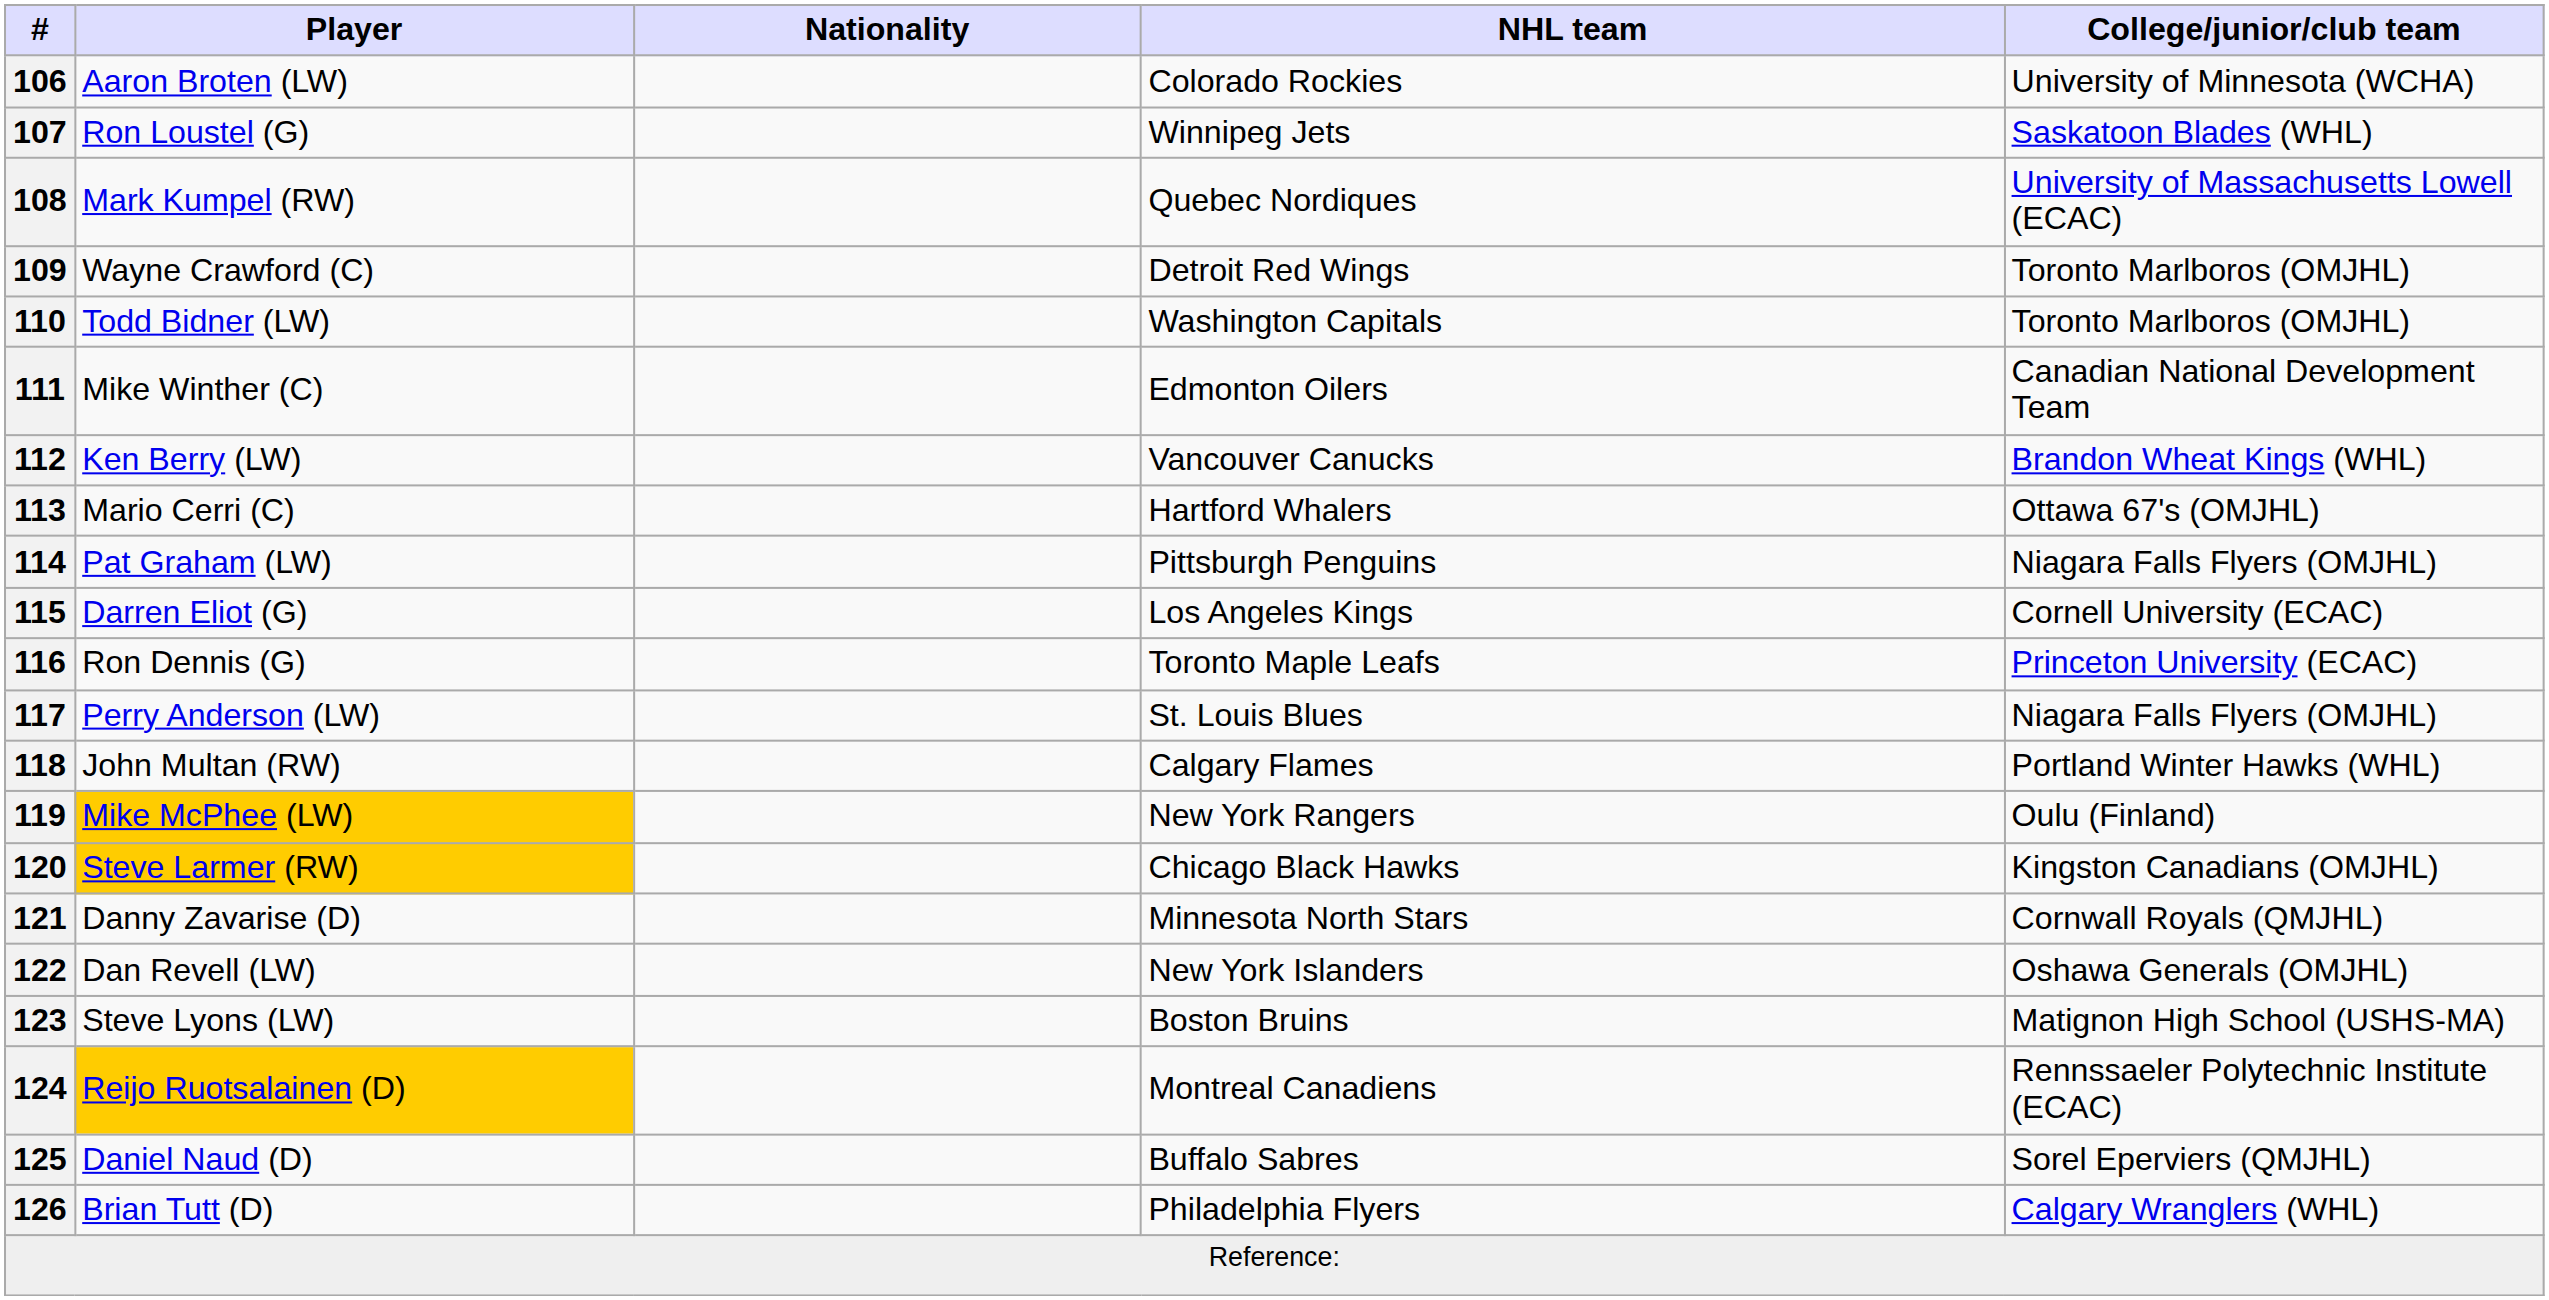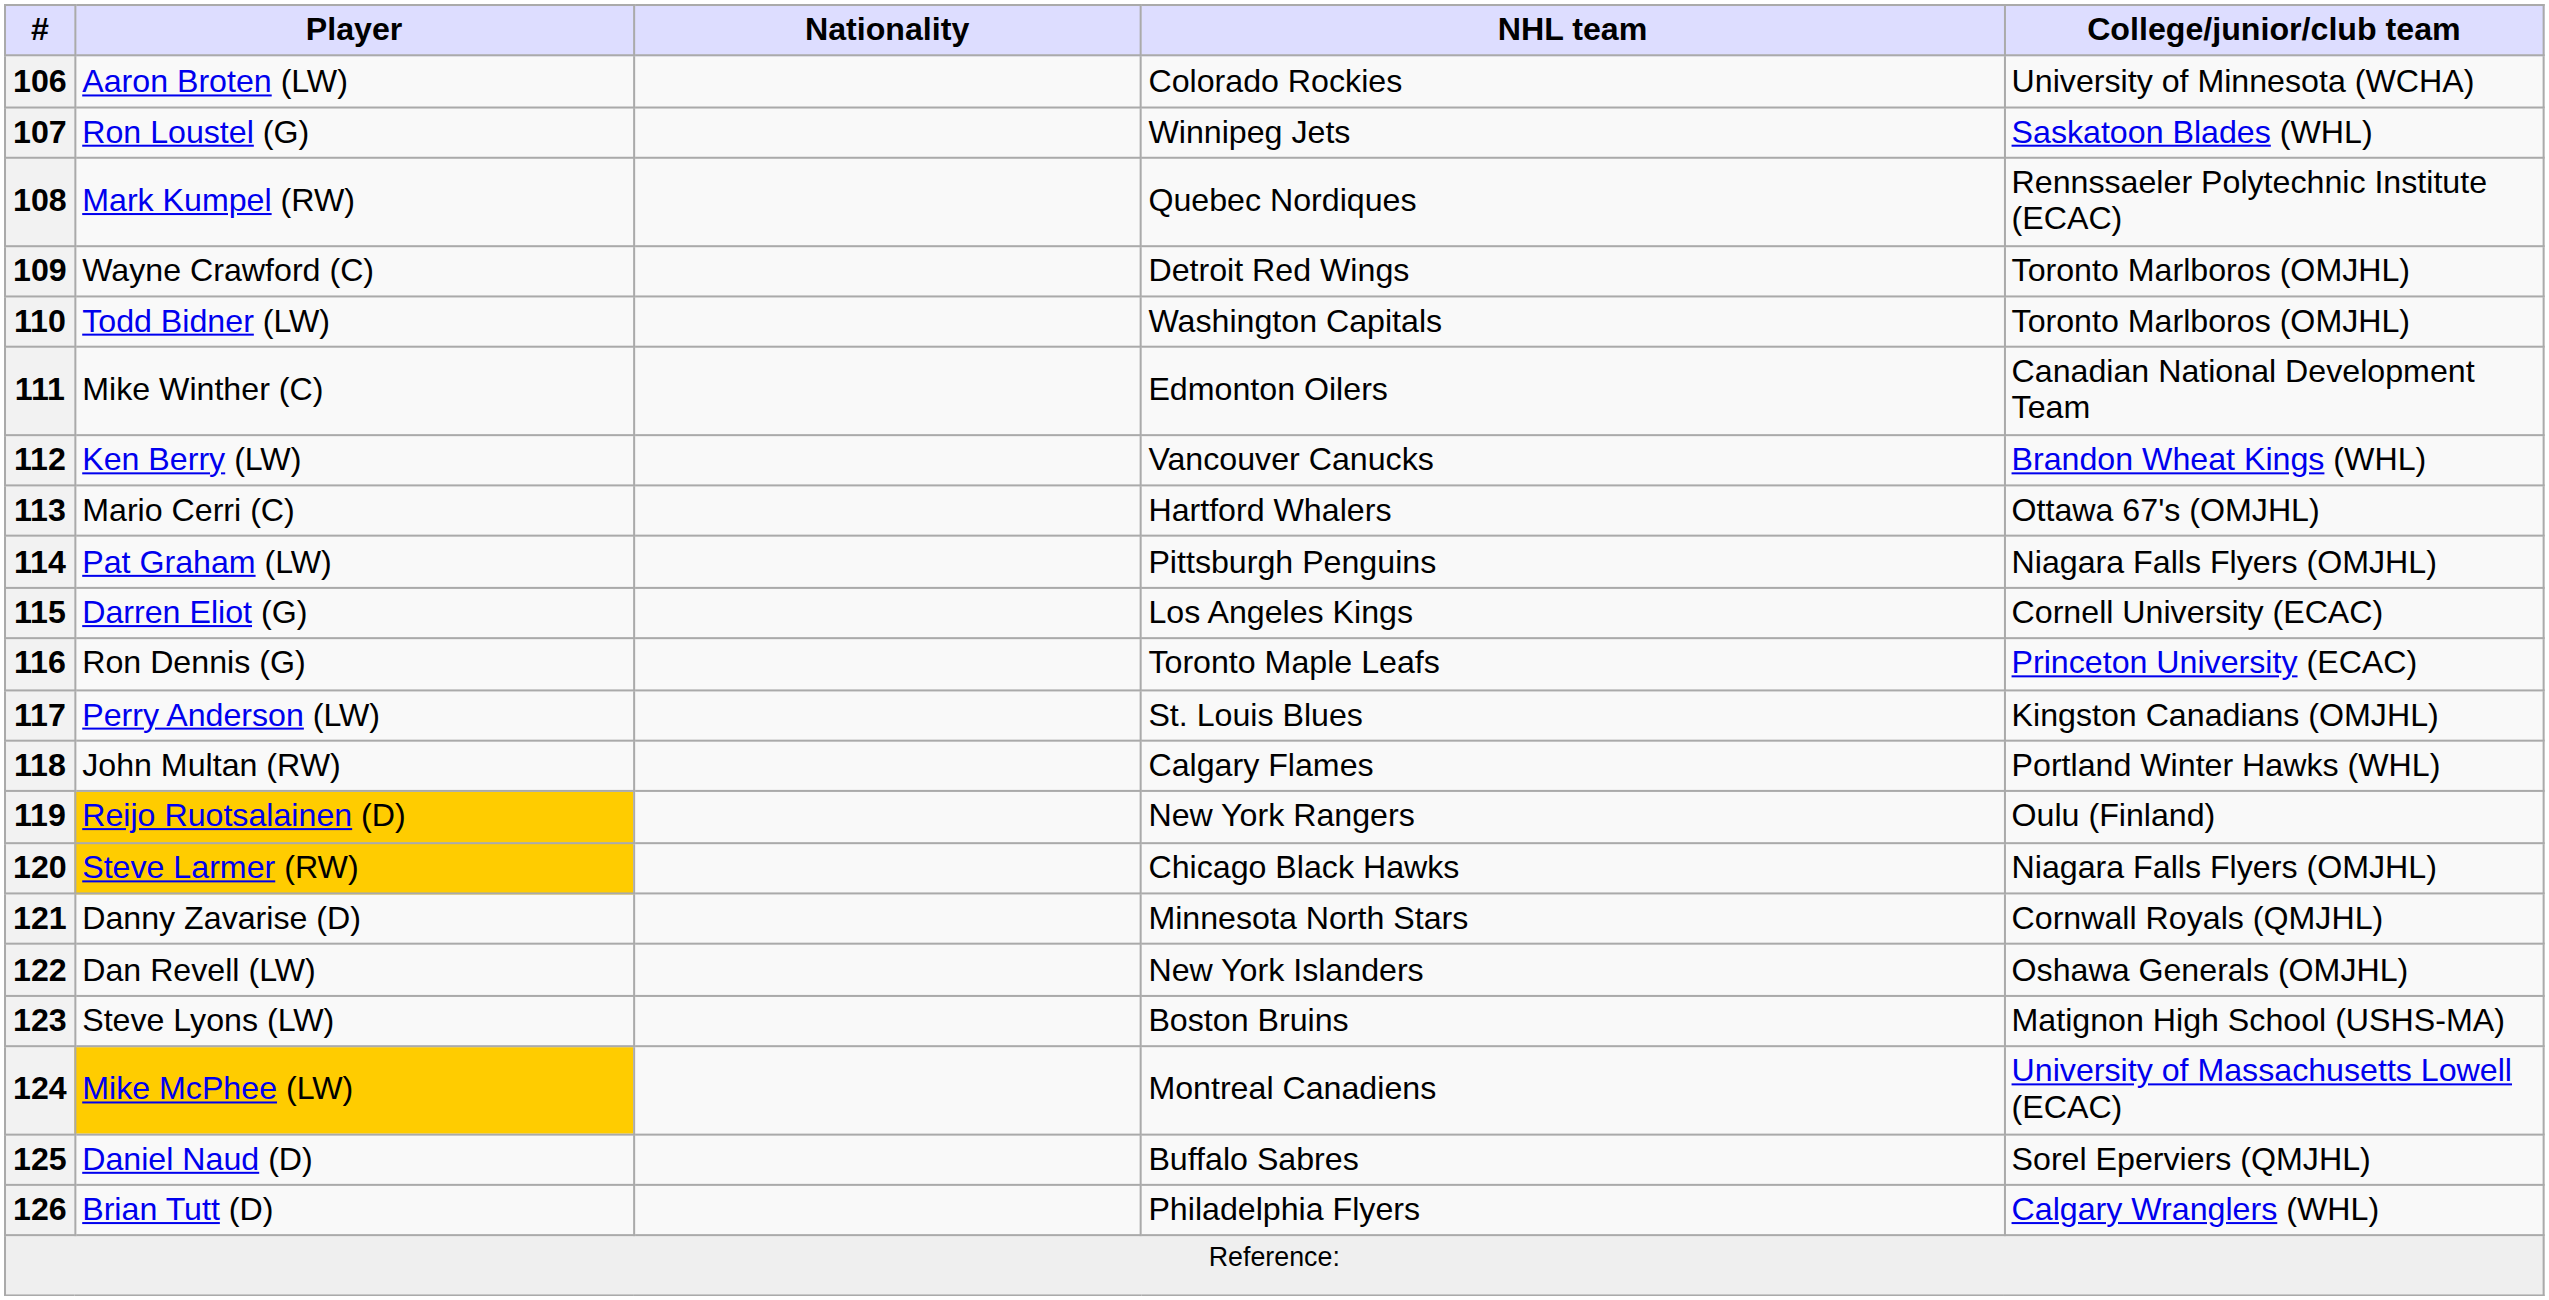(2262, 201) University of Massachusetts Lowell (ECAC) -> (2249, 201) Rennssaeler Polytechnic Institute (ECAC)
(2224, 714) Niagara Falls Flyers (OMJHL) -> (2225, 714) Kingston Canadians (OMJHL)
(218, 816) Mike McPhee (LW) -> (244, 816) Reijo Ruotsalainen (D)
(2225, 867) Kingston Canadians (OMJHL) -> (2224, 867) Niagara Falls Flyers (OMJHL)
(244, 1089) Reijo Ruotsalainen (D) -> (218, 1089) Mike McPhee (LW)
(2249, 1089) Rennssaeler Polytechnic Institute (ECAC) -> (2262, 1089) University of Massachusetts Lowell (ECAC)
